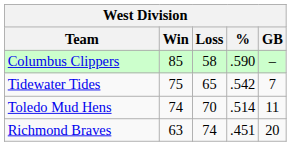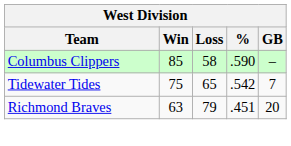- row: (60, 107)
(209, 130) 74 -> (209, 107) 79
